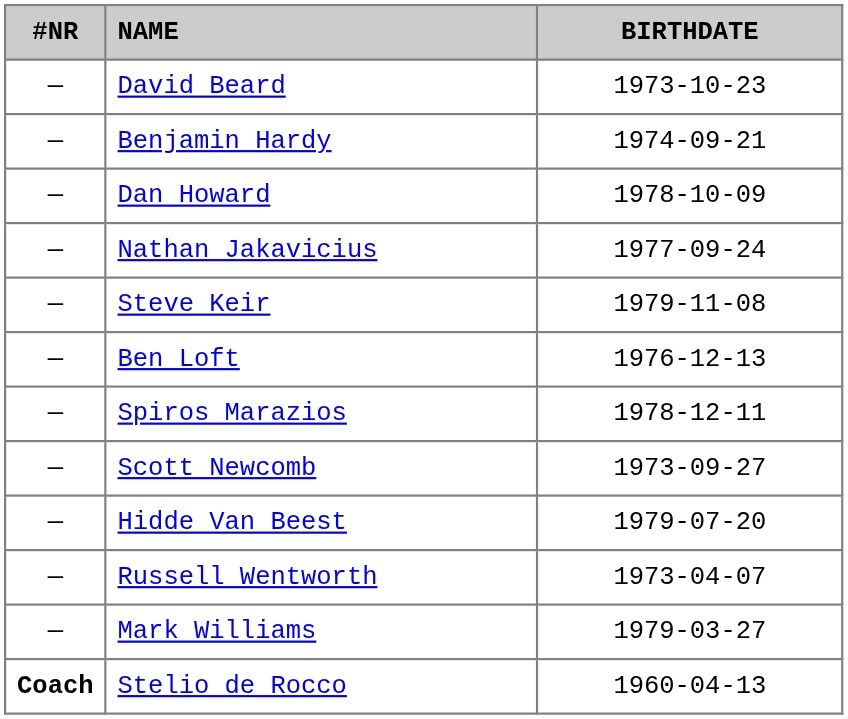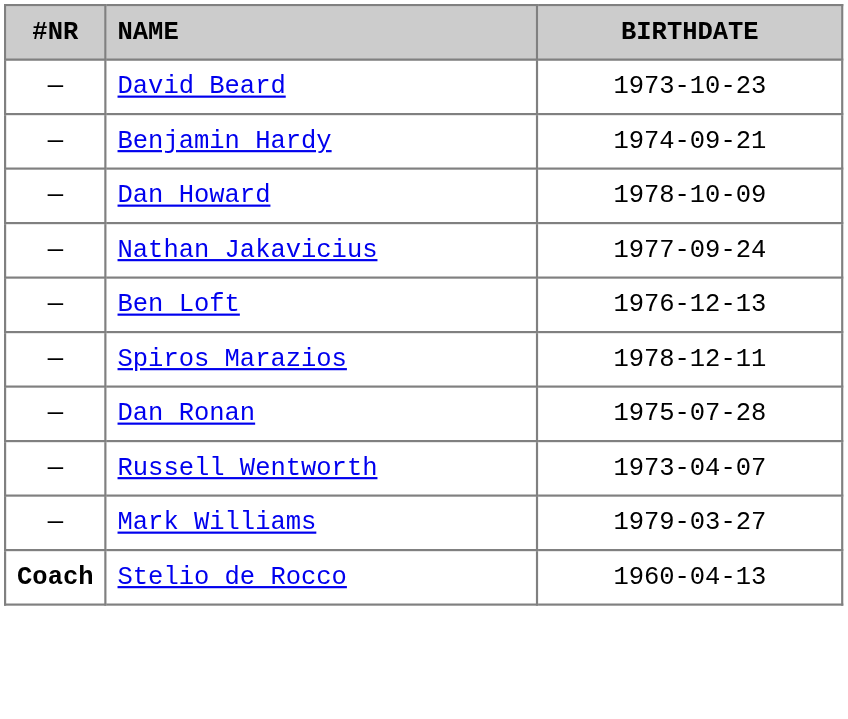- row: (194, 305)
- row: (217, 468)
+ row: (186, 414)
- row: (232, 523)
